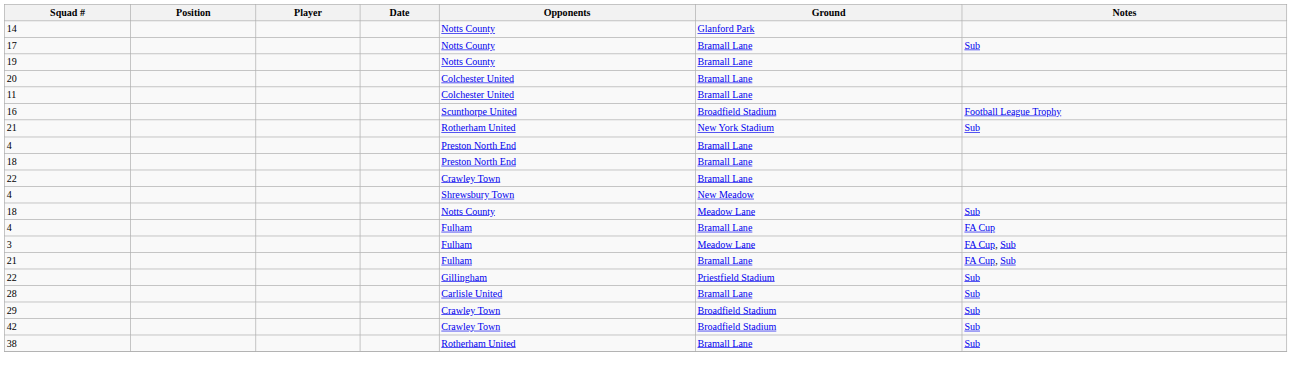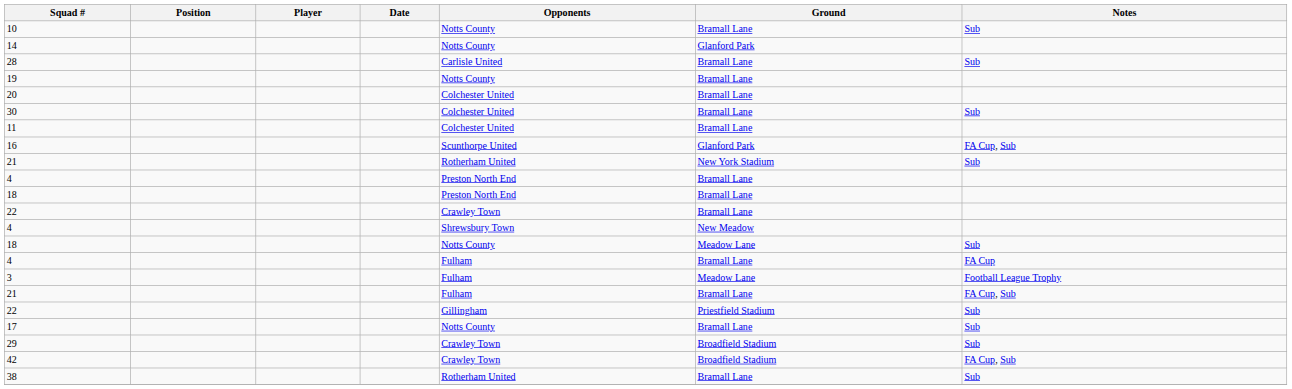+ row: (12, 29)
rows swapped: (12, 46) <-> (12, 294)
+ row: (12, 112)
(737, 112) Broadfield Stadium -> (726, 145) Glanford Park
(1013, 112) Football League Trophy -> (990, 145) FA Cup, Sub
(990, 244) FA Cup, Sub -> (1013, 277) Football League Trophy
(972, 327) Sub -> (990, 360) FA Cup, Sub
